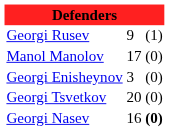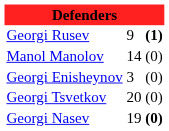(154, 35) normal -> (154, 35) bold
(134, 56) 17 -> (134, 56) 14
(134, 118) 16 -> (134, 118) 19
